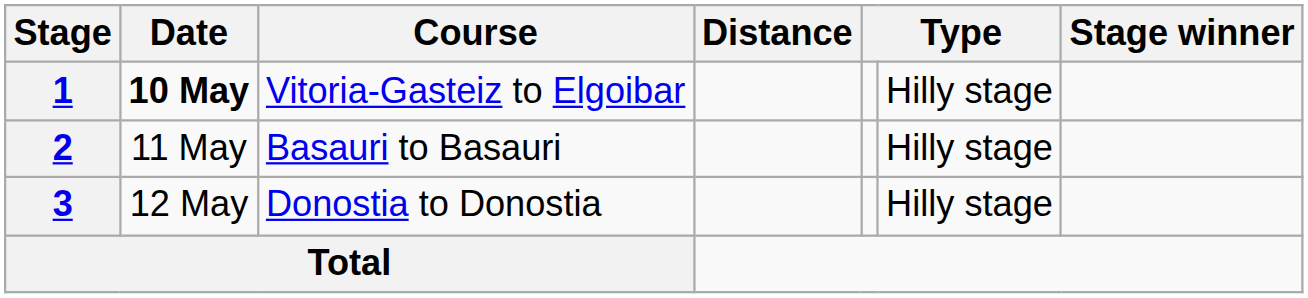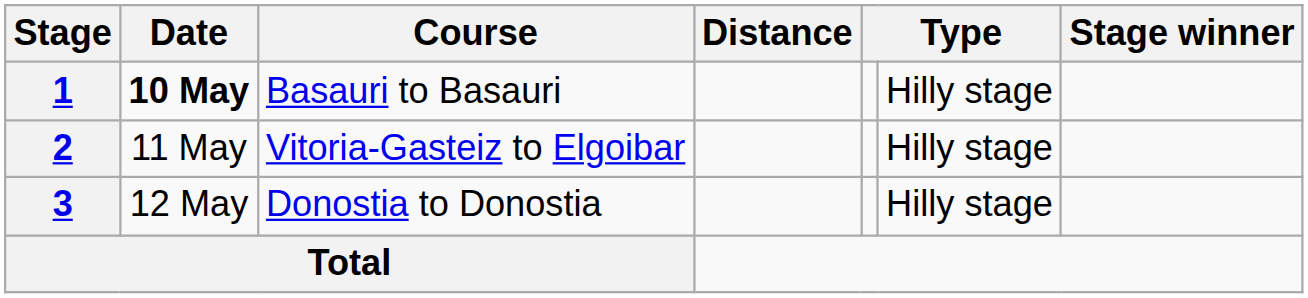(476, 90) Vitoria-Gasteiz to Elgoibar -> (414, 90) Basauri to Basauri
(414, 147) Basauri to Basauri -> (476, 147) Vitoria-Gasteiz to Elgoibar
